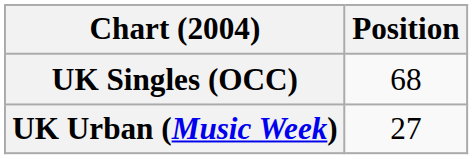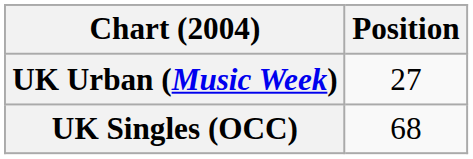rows swapped: (175, 78) <-> (175, 128)
